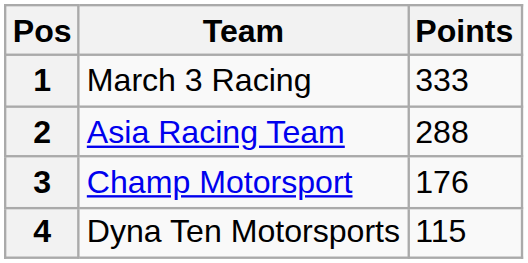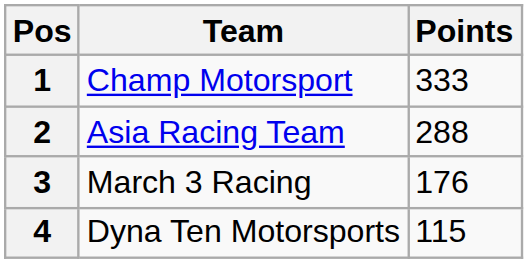(199, 81) March 3 Racing -> (220, 81) Champ Motorsport
(220, 182) Champ Motorsport -> (199, 182) March 3 Racing
